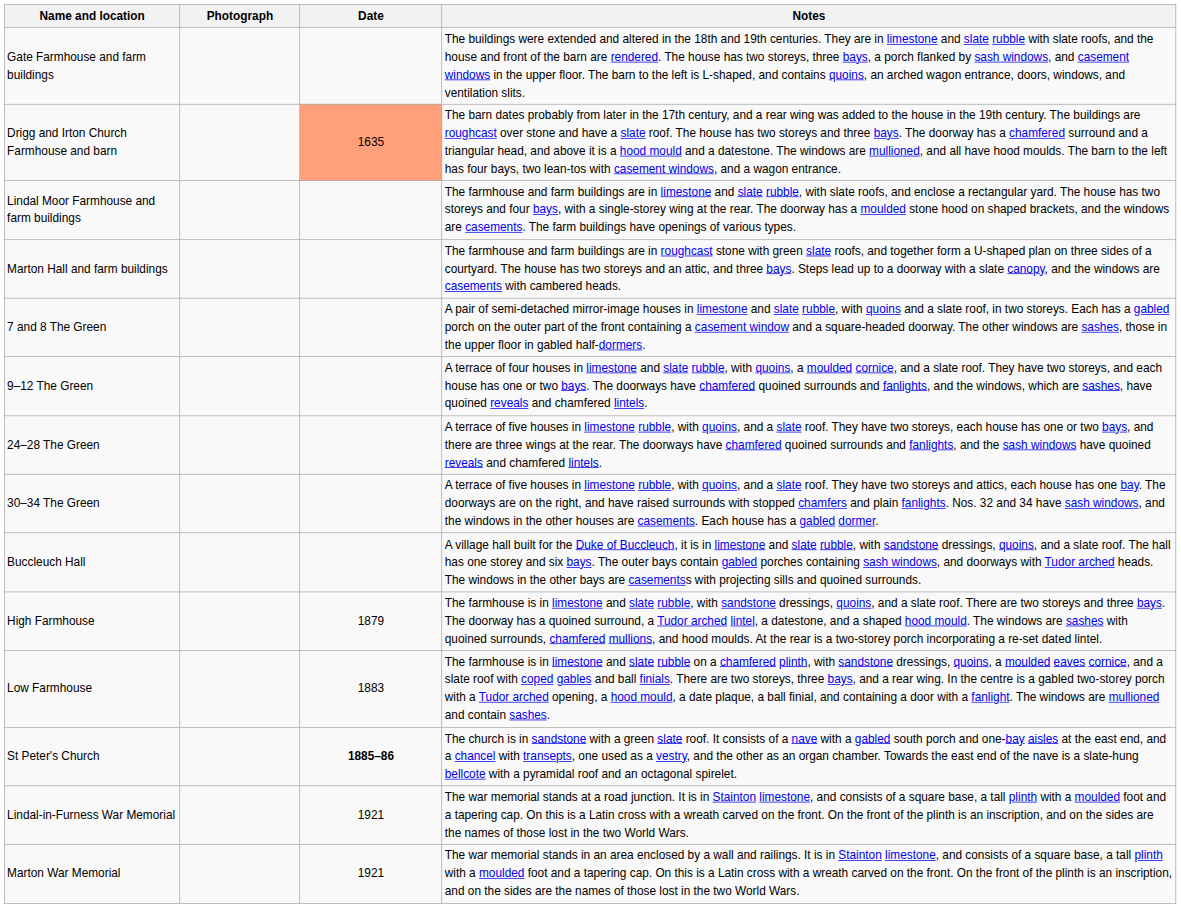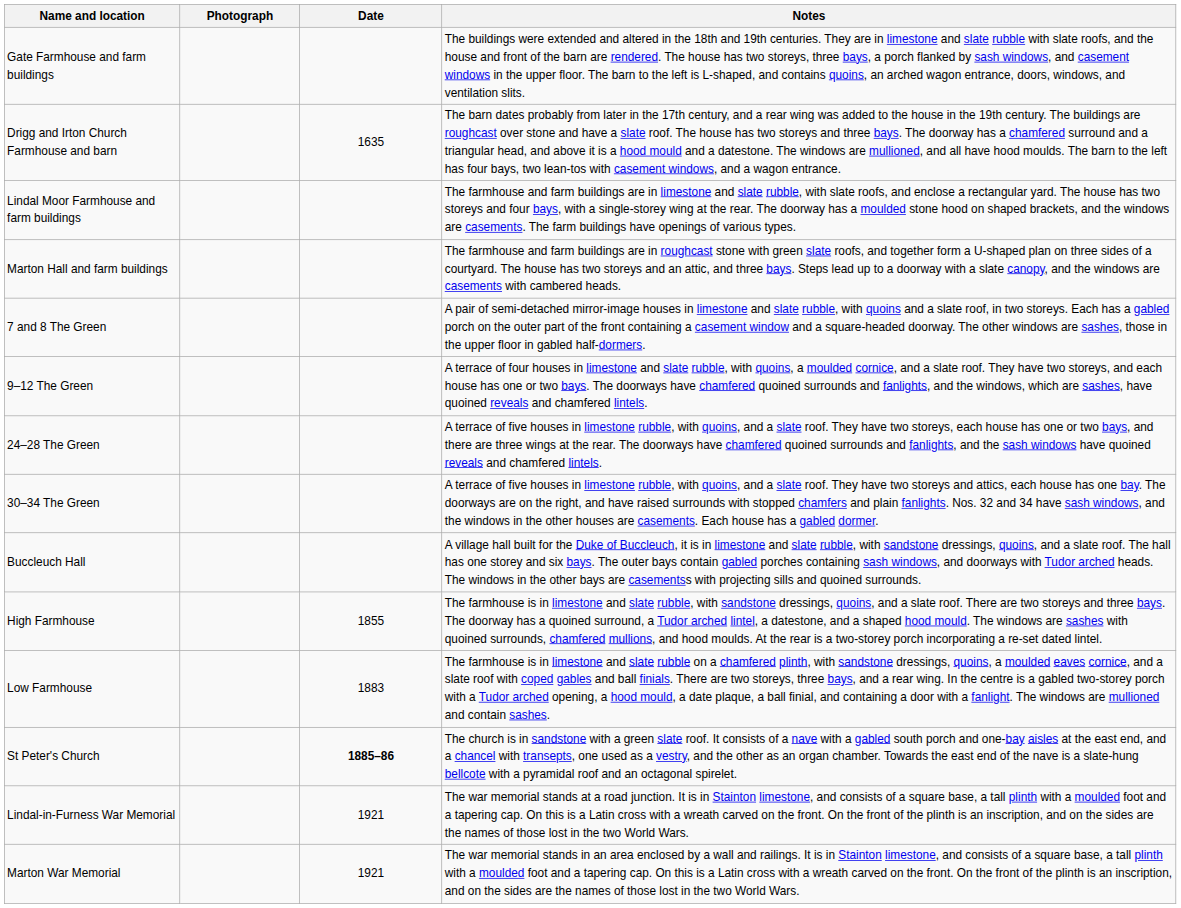(371, 142) lightsalmon background -> (371, 142) no background
(371, 621) 1879 -> (371, 621) 1855
